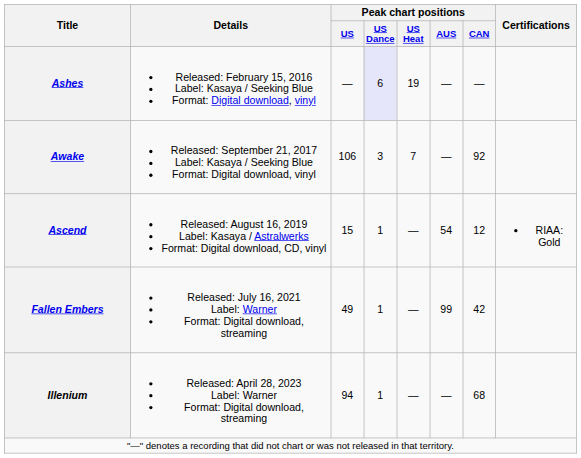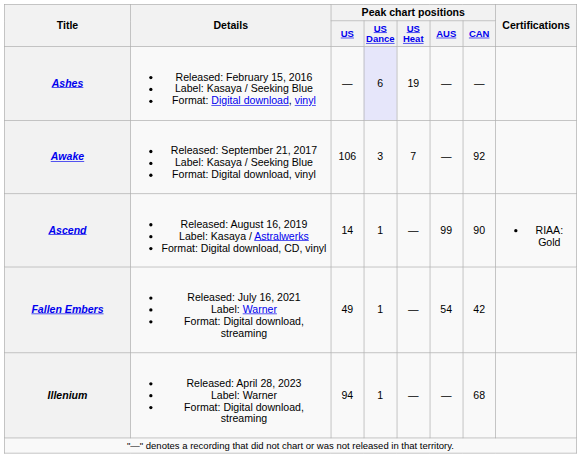(347, 230) 15 -> (347, 230) 14
(446, 230) 54 -> (446, 230) 99
(479, 230) 12 -> (479, 230) 90
(446, 310) 99 -> (446, 310) 54
